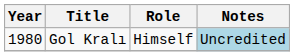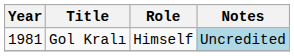(25, 40) 1980 -> (25, 40) 1981
